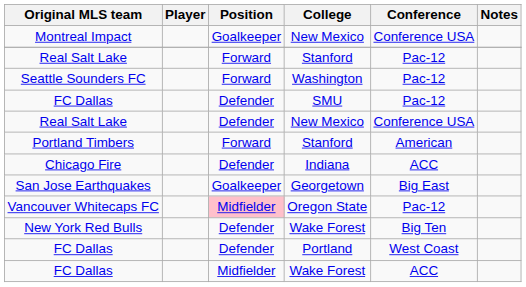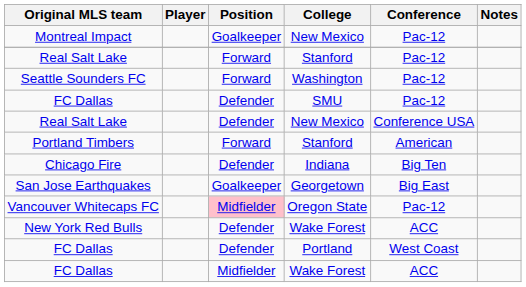(424, 36) Conference USA -> (424, 36) Pac-12
(424, 164) ACC -> (424, 164) Big Ten
(424, 228) Big Ten -> (424, 228) ACC
